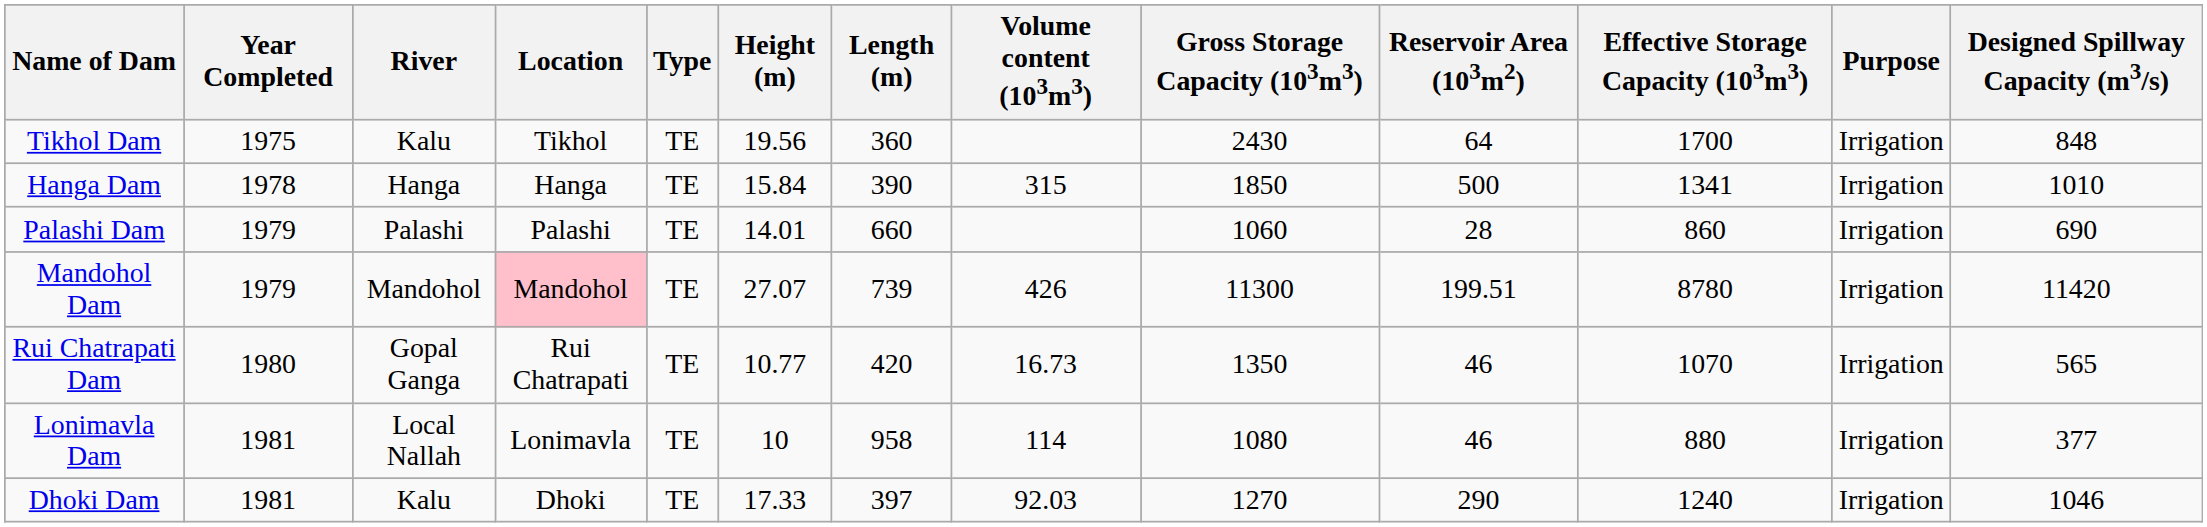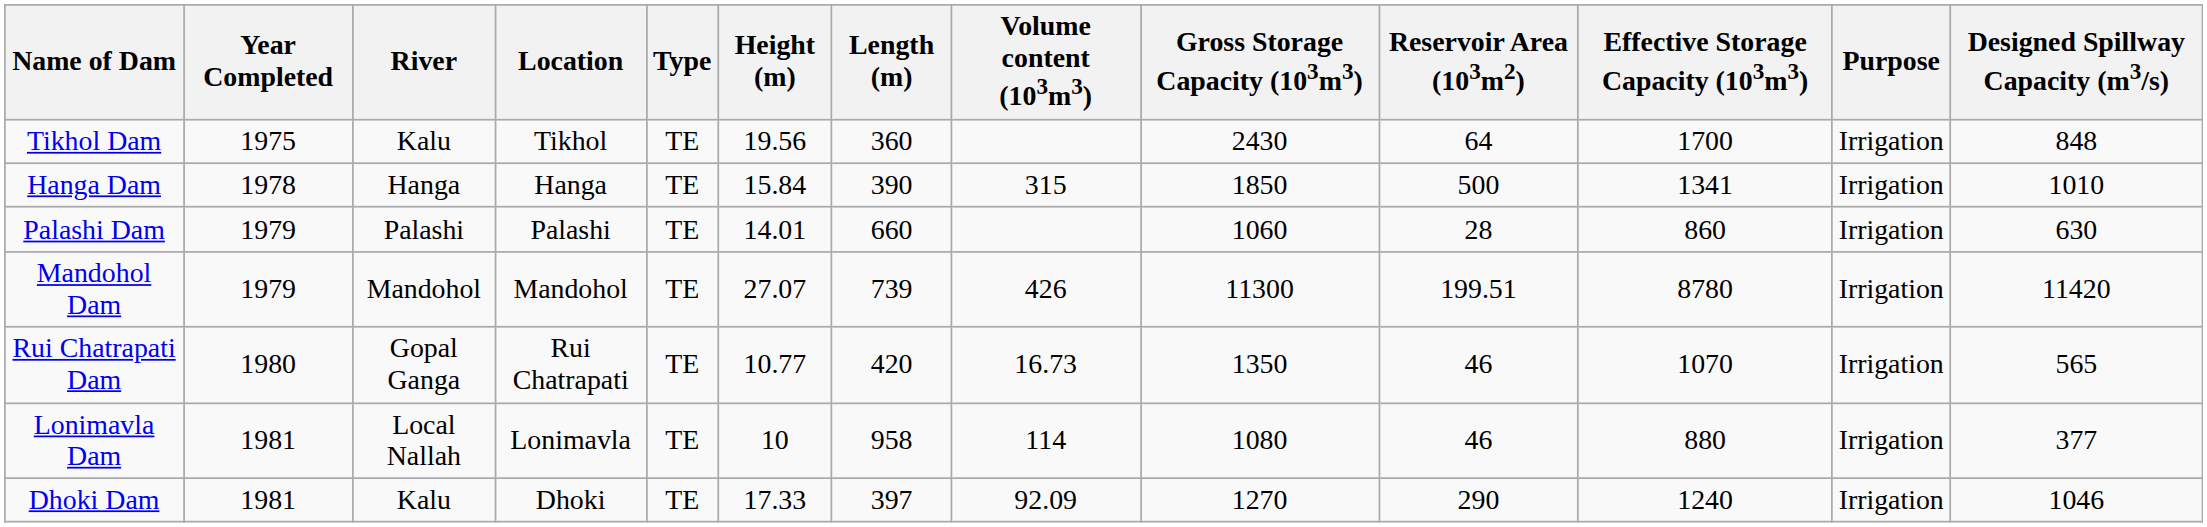(2076, 229) 690 -> (2076, 229) 630
(571, 289) pink background -> (571, 289) no background
(1046, 499) 92.03 -> (1046, 499) 92.09
